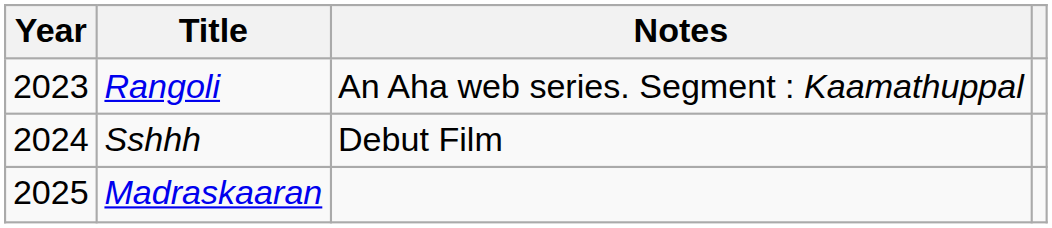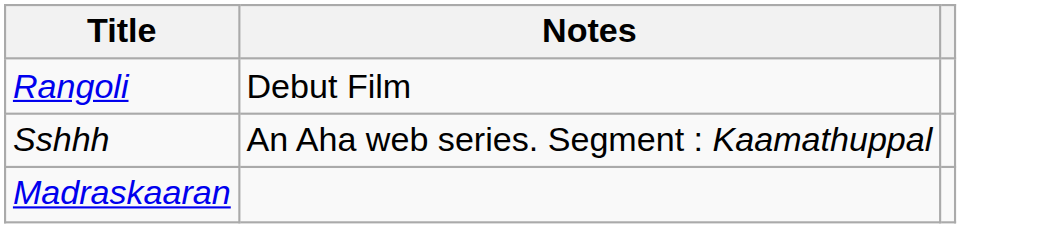- column: (51, 31)
(681, 85) An Aha web series. Segment : Kaamathuppal -> (329, 85) Debut Film
(420, 139) Debut Film -> (589, 139) An Aha web series. Segment : Kaamathuppal
